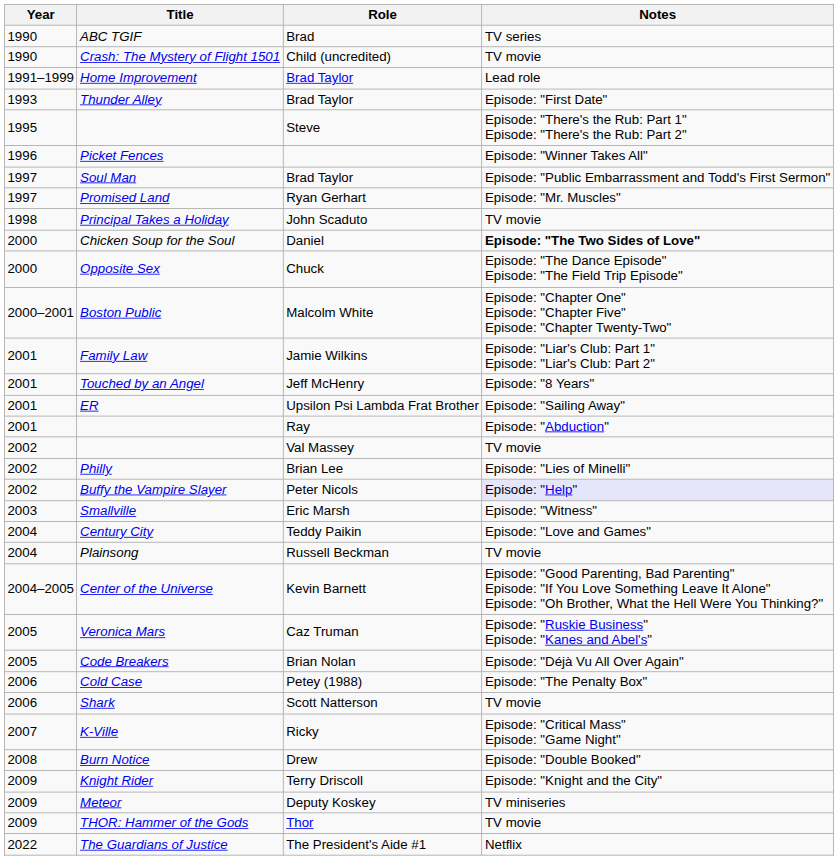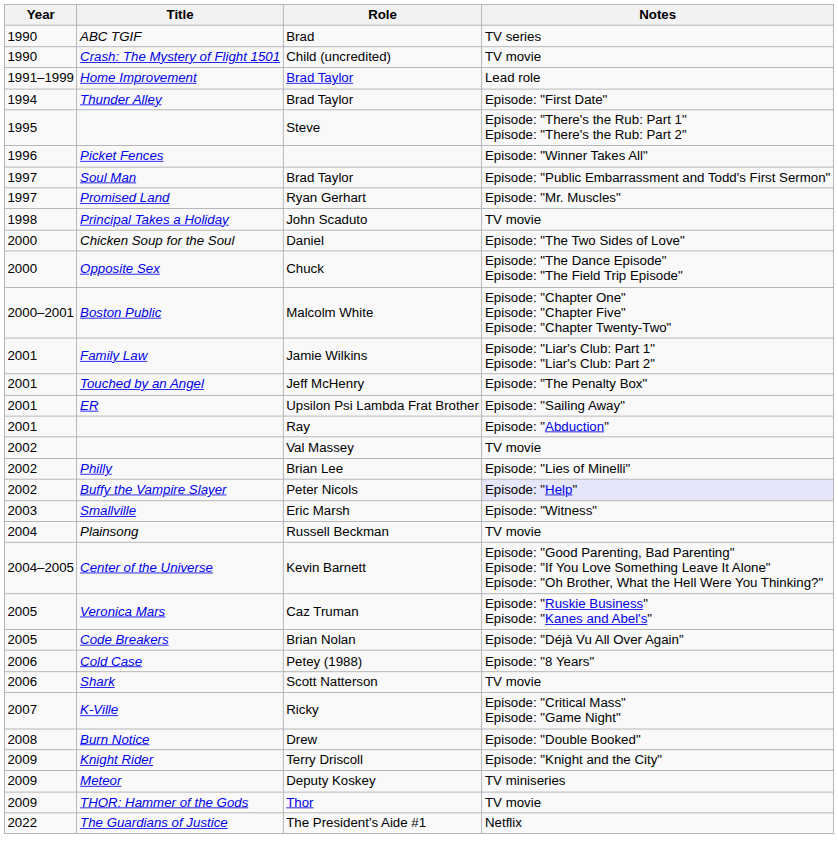(22, 99) 1993 -> (22, 99) 1994
(593, 240) bold -> (585, 240) normal
(540, 384) Episode: "8 Years" -> (566, 384) Episode: "The Penalty Box"
- row: (117, 532)
(566, 682) Episode: "The Penalty Box" -> (540, 661) Episode: "8 Years"
